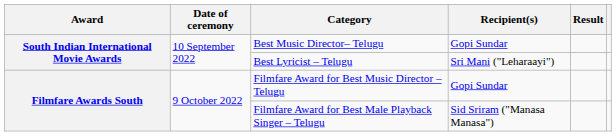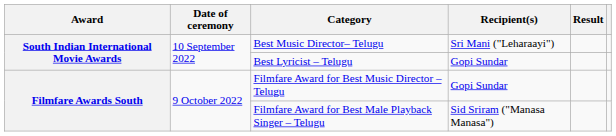(479, 43) Gopi Sundar -> (502, 43) Sri Mani ("Leharaayi")
(502, 61) Sri Mani ("Leharaayi") -> (479, 61) Gopi Sundar
